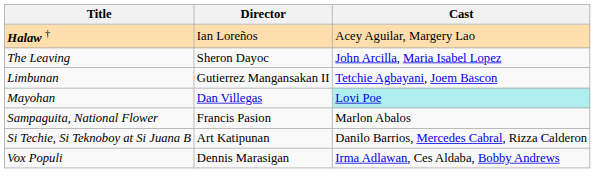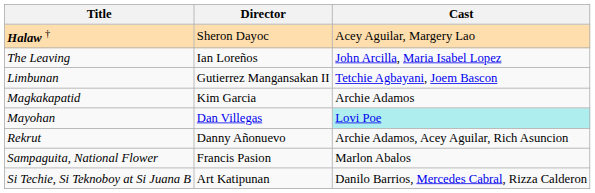(227, 36) Ian Loreños -> (233, 36) Sheron Dayoc
(233, 58) Sheron Dayoc -> (227, 58) Ian Loreños
+ row: (44, 98)
+ row: (24, 138)
- row: (35, 158)
